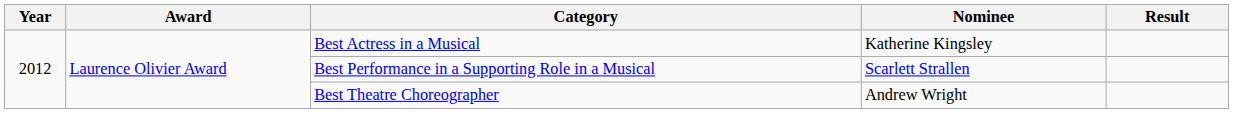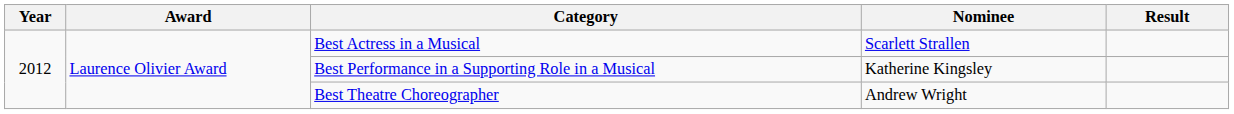(929, 43) Katherine Kingsley -> (917, 43) Scarlett Strallen
(917, 69) Scarlett Strallen -> (929, 69) Katherine Kingsley
